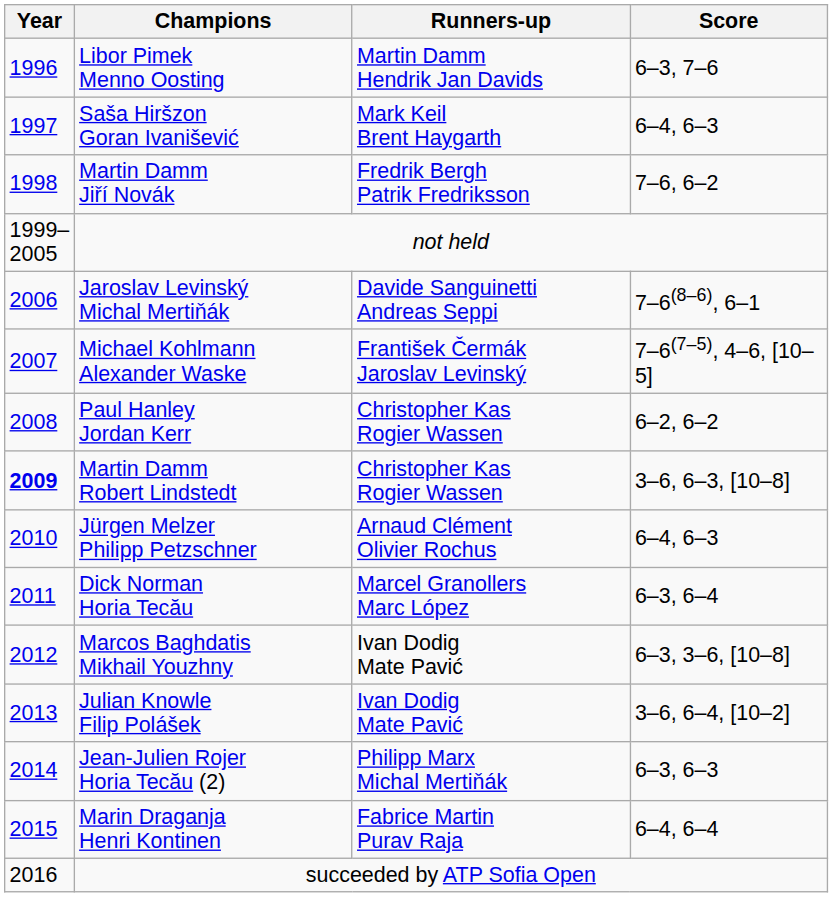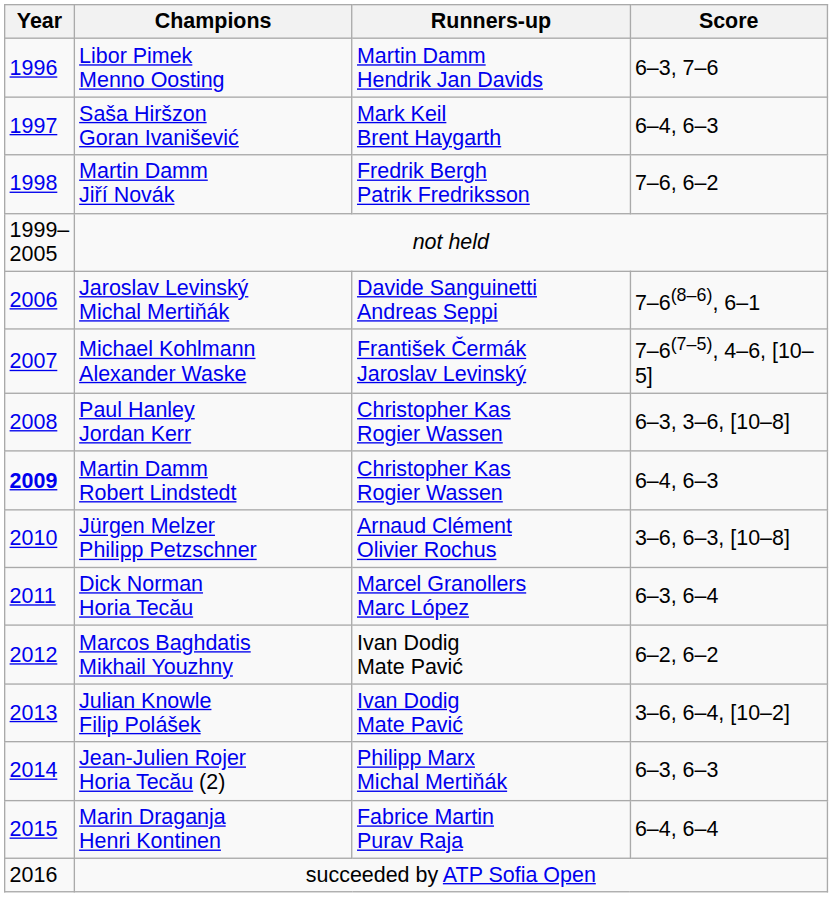(677, 422) 6–2, 6–2 -> (712, 422) 6–3, 3–6, [10–8]
(712, 480) 3–6, 6–3, [10–8] -> (677, 480) 6–4, 6–3
(677, 538) 6–4, 6–3 -> (712, 538) 3–6, 6–3, [10–8]
(712, 654) 6–3, 3–6, [10–8] -> (677, 654) 6–2, 6–2
